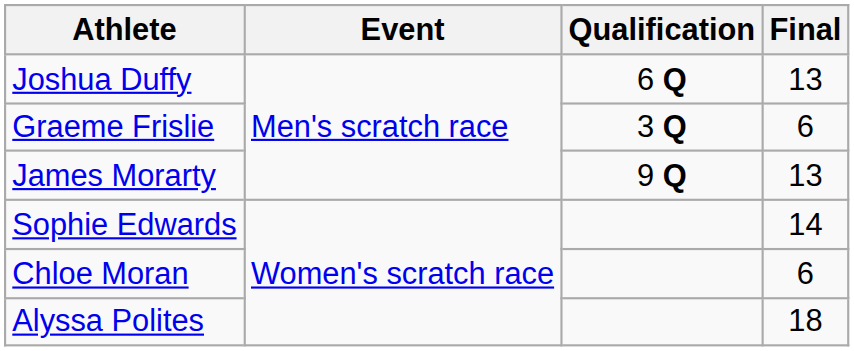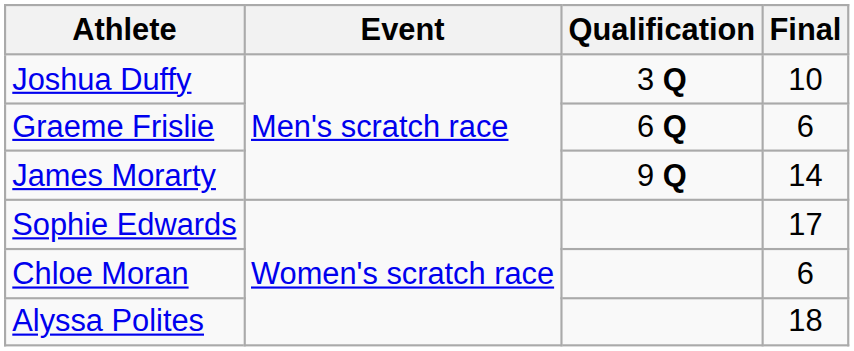(662, 78) 6 Q -> (662, 78) 3 Q
(805, 78) 13 -> (805, 78) 10
(662, 127) 3 Q -> (662, 127) 6 Q
(805, 176) 13 -> (805, 176) 14
(805, 225) 14 -> (805, 225) 17
